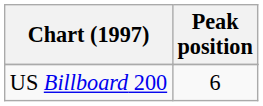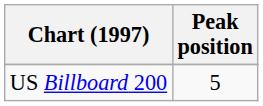(215, 82) 6 -> (215, 82) 5
